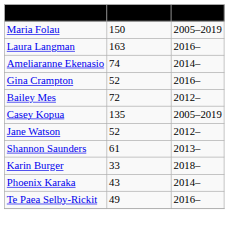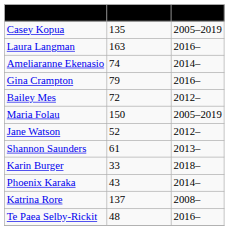rows swapped: (33, 30) <-> (36, 115)
(114, 81) 52 -> (114, 81) 79
+ row: (35, 200)
(114, 200) 49 -> (114, 217) 48
